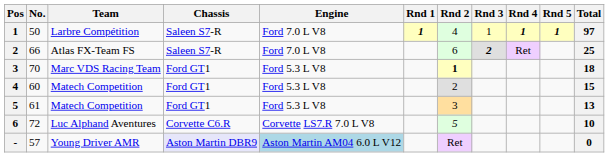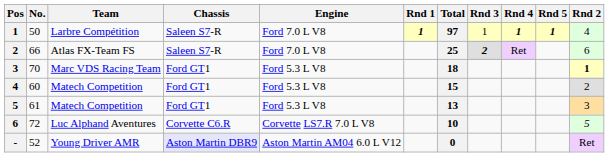columns swapped: (455, 13) <-> (589, 13)
(35, 142) 57 -> (35, 142) 52
(332, 142) lightblue background -> (332, 142) no background
